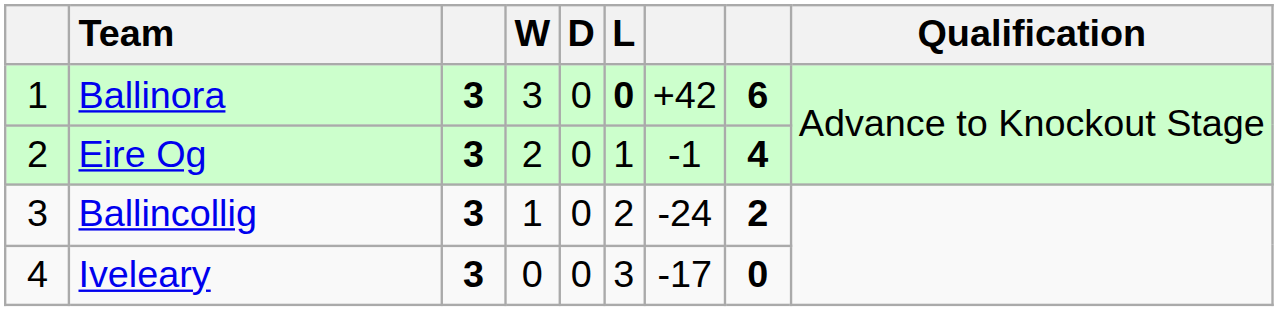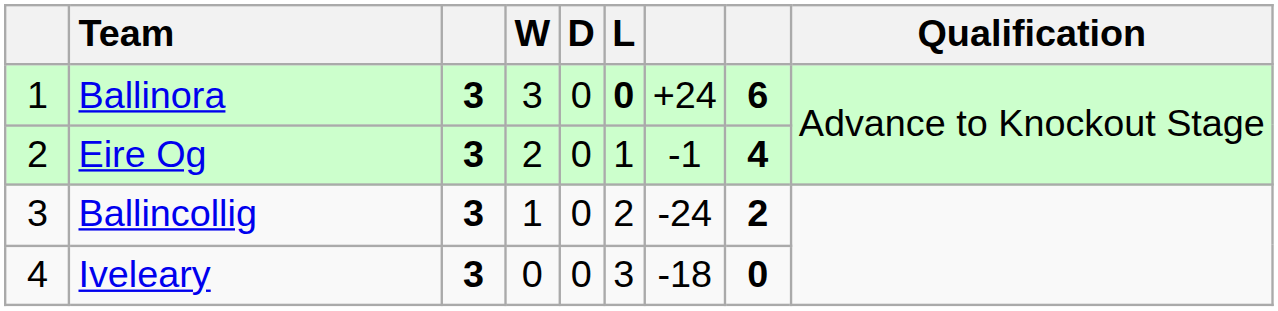(685, 94) +42 -> (685, 94) +24
(685, 273) -17 -> (685, 273) -18
